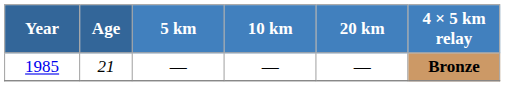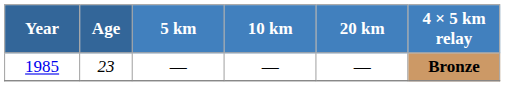(106, 66) 21 -> (106, 66) 23
